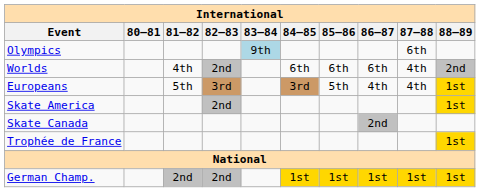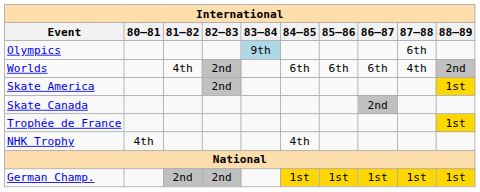- row: (37, 86)
+ row: (41, 141)
